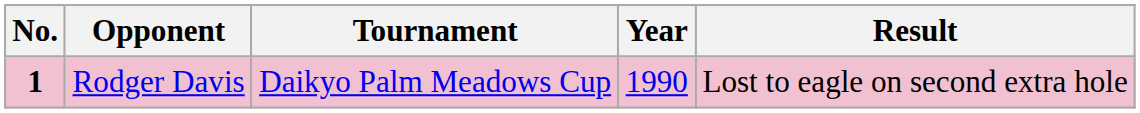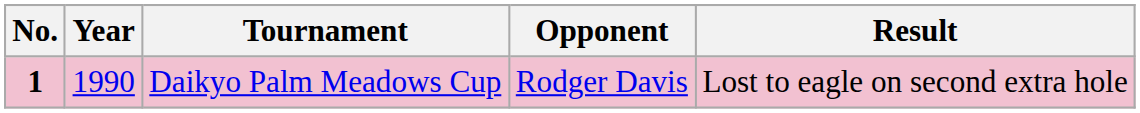columns swapped: (657, 30) <-> (159, 30)
